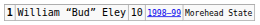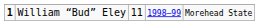(137, 13) 10 -> (137, 13) 11
